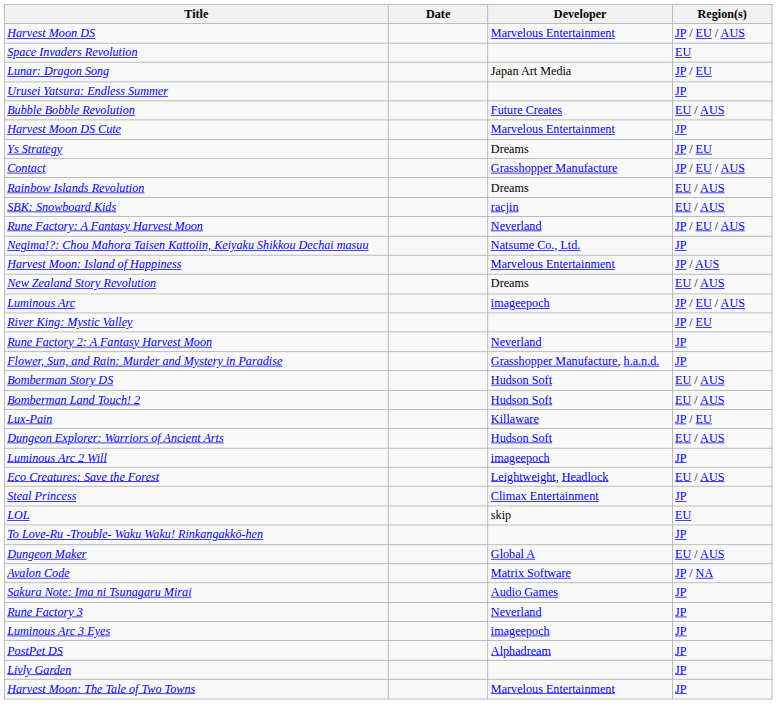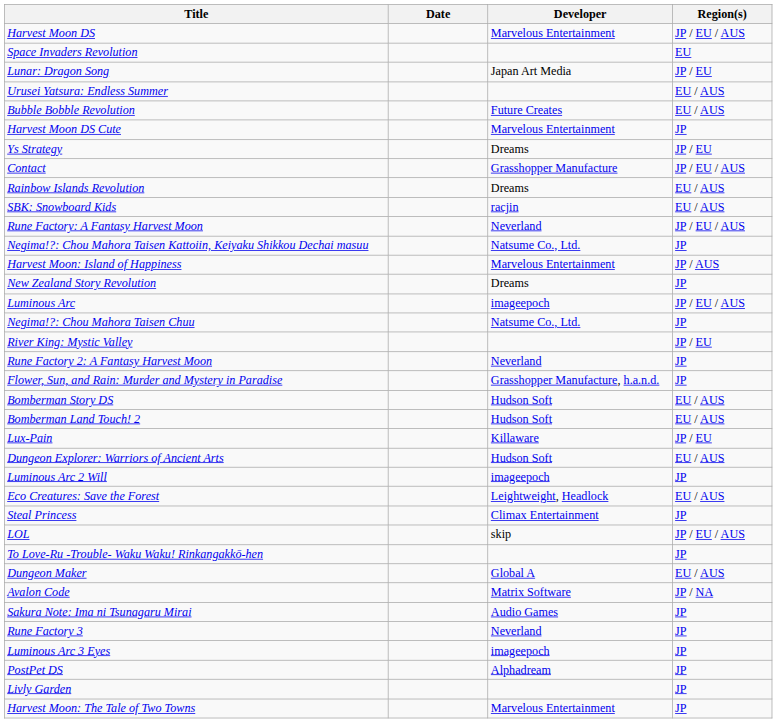(681, 91) JP -> (700, 91) EU / AUS
(700, 284) EU / AUS -> (681, 284) JP
+ row: (101, 322)
(683, 515) EU -> (710, 534) JP / EU / AUS
